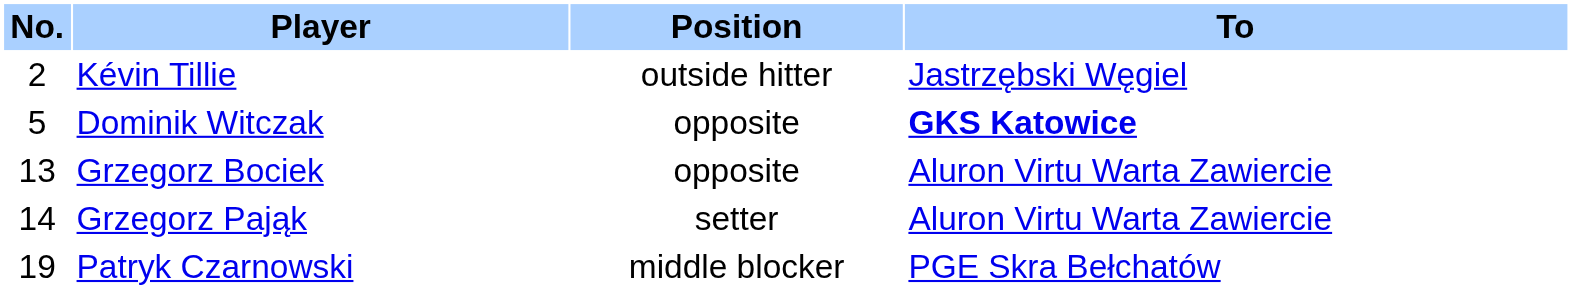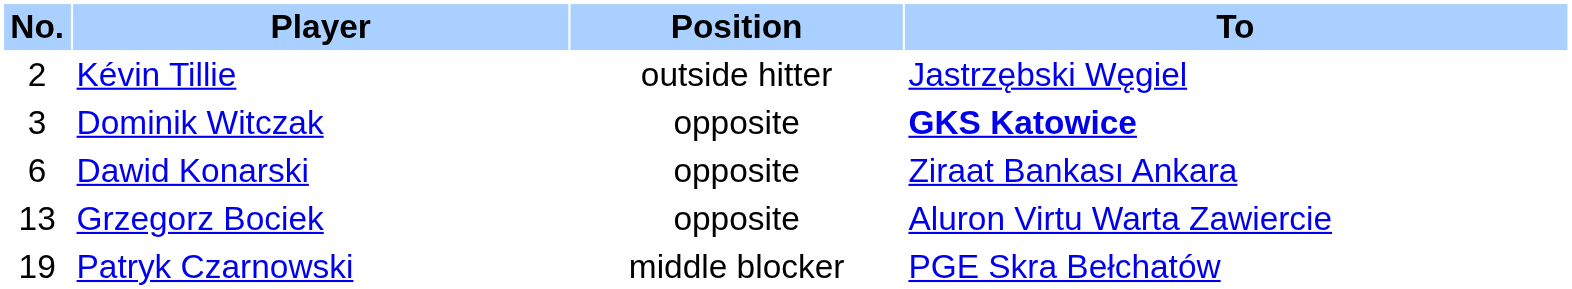(37, 122) 5 -> (37, 122) 3
+ row: (193, 170)
- row: (192, 218)
